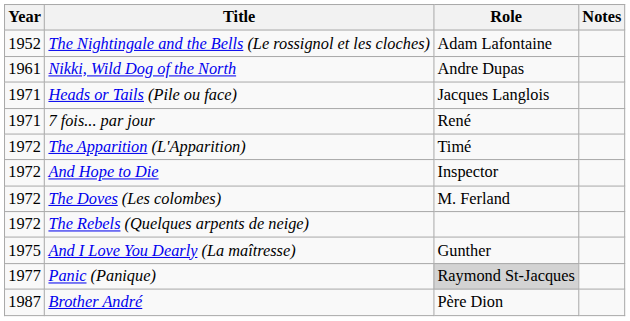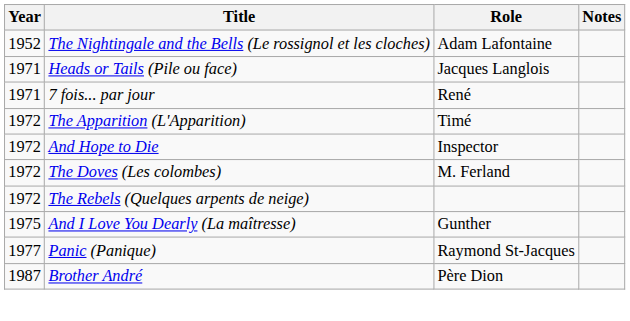- row: (142, 69)
(506, 276) lightgrey background -> (506, 250) no background
